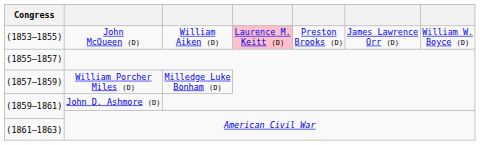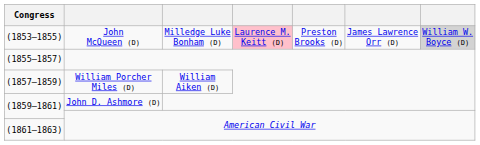(198, 37) William Aiken (D) -> (198, 37) Milledge Luke Bonham (D)
(448, 37) no background -> (448, 37) lightgrey background
(198, 82) Milledge Luke Bonham (D) -> (198, 82) William Aiken (D)
